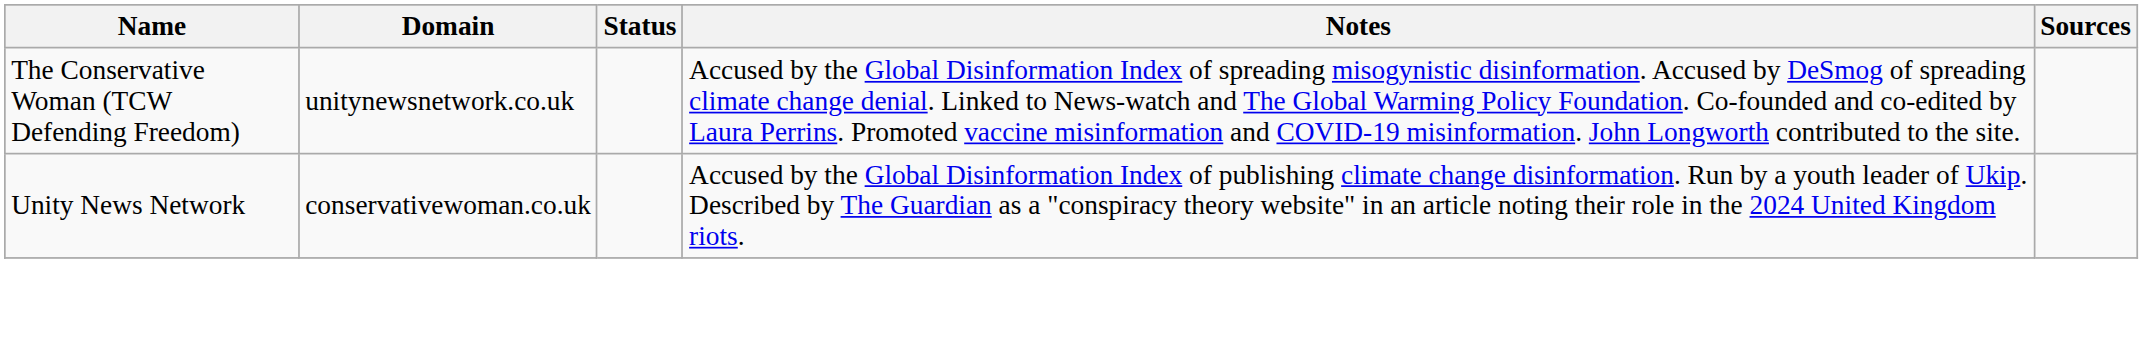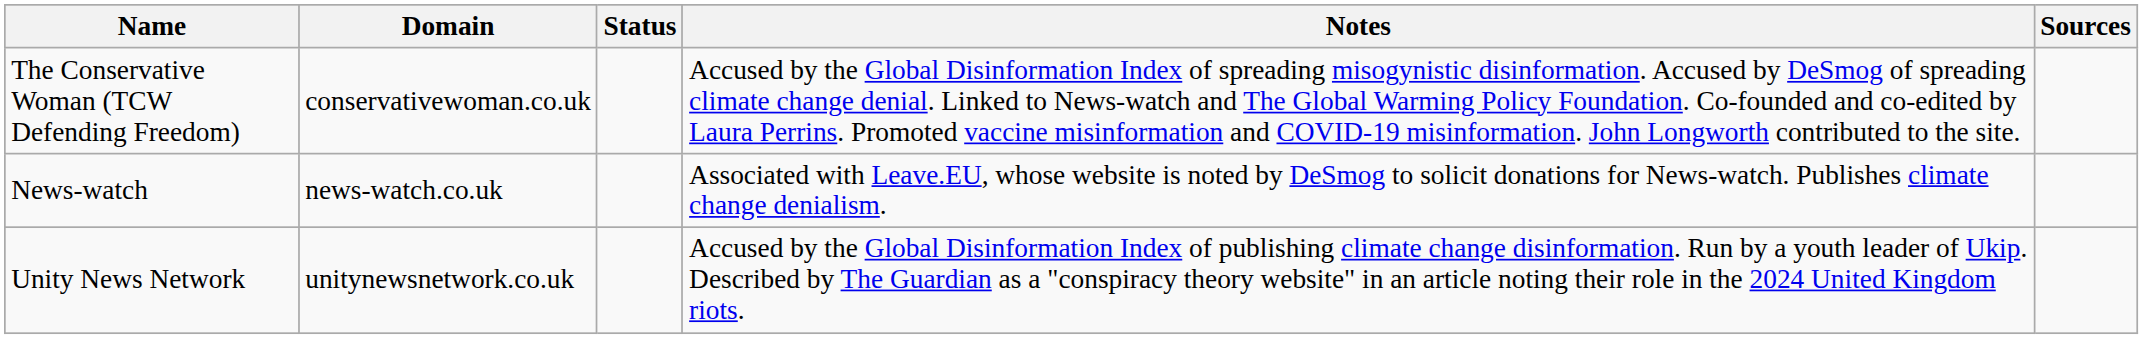(440, 100) unitynewsnetwork.co.uk -> (448, 100) conservativewoman.co.uk
+ row: (80, 189)
(448, 205) conservativewoman.co.uk -> (440, 279) unitynewsnetwork.co.uk
